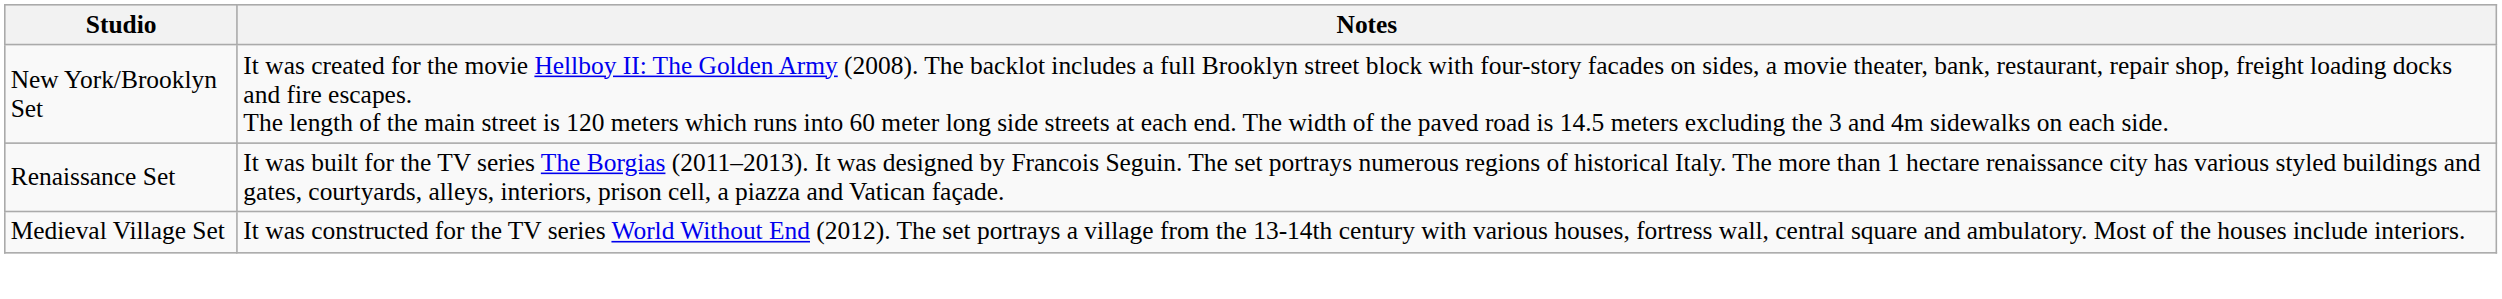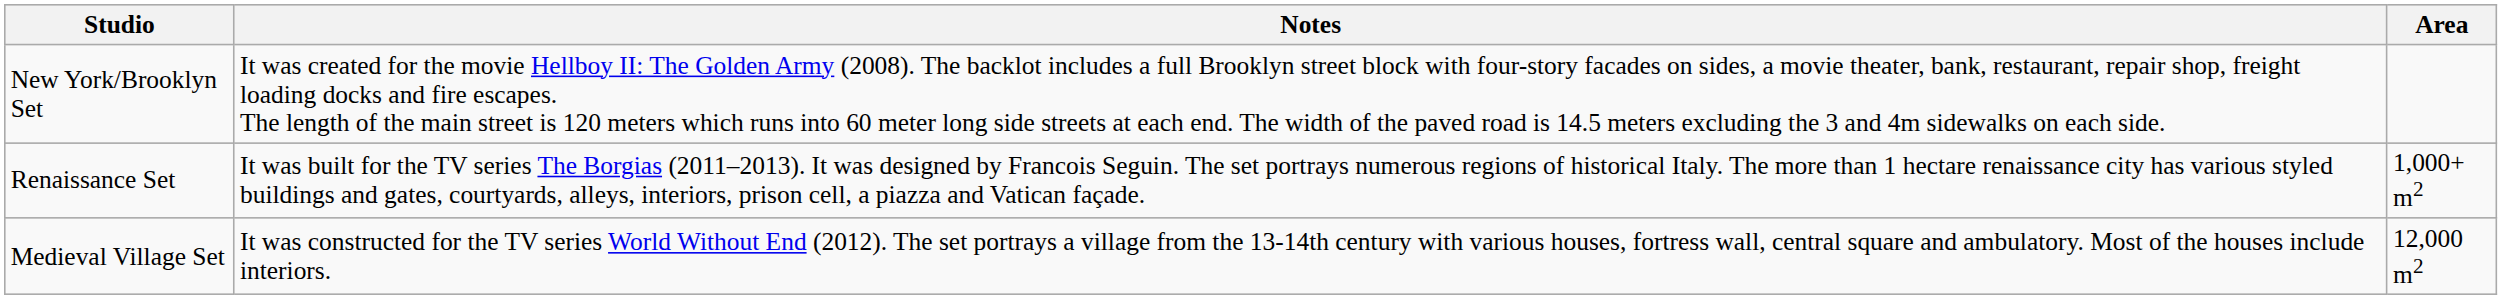+ column: (2442, 24)
